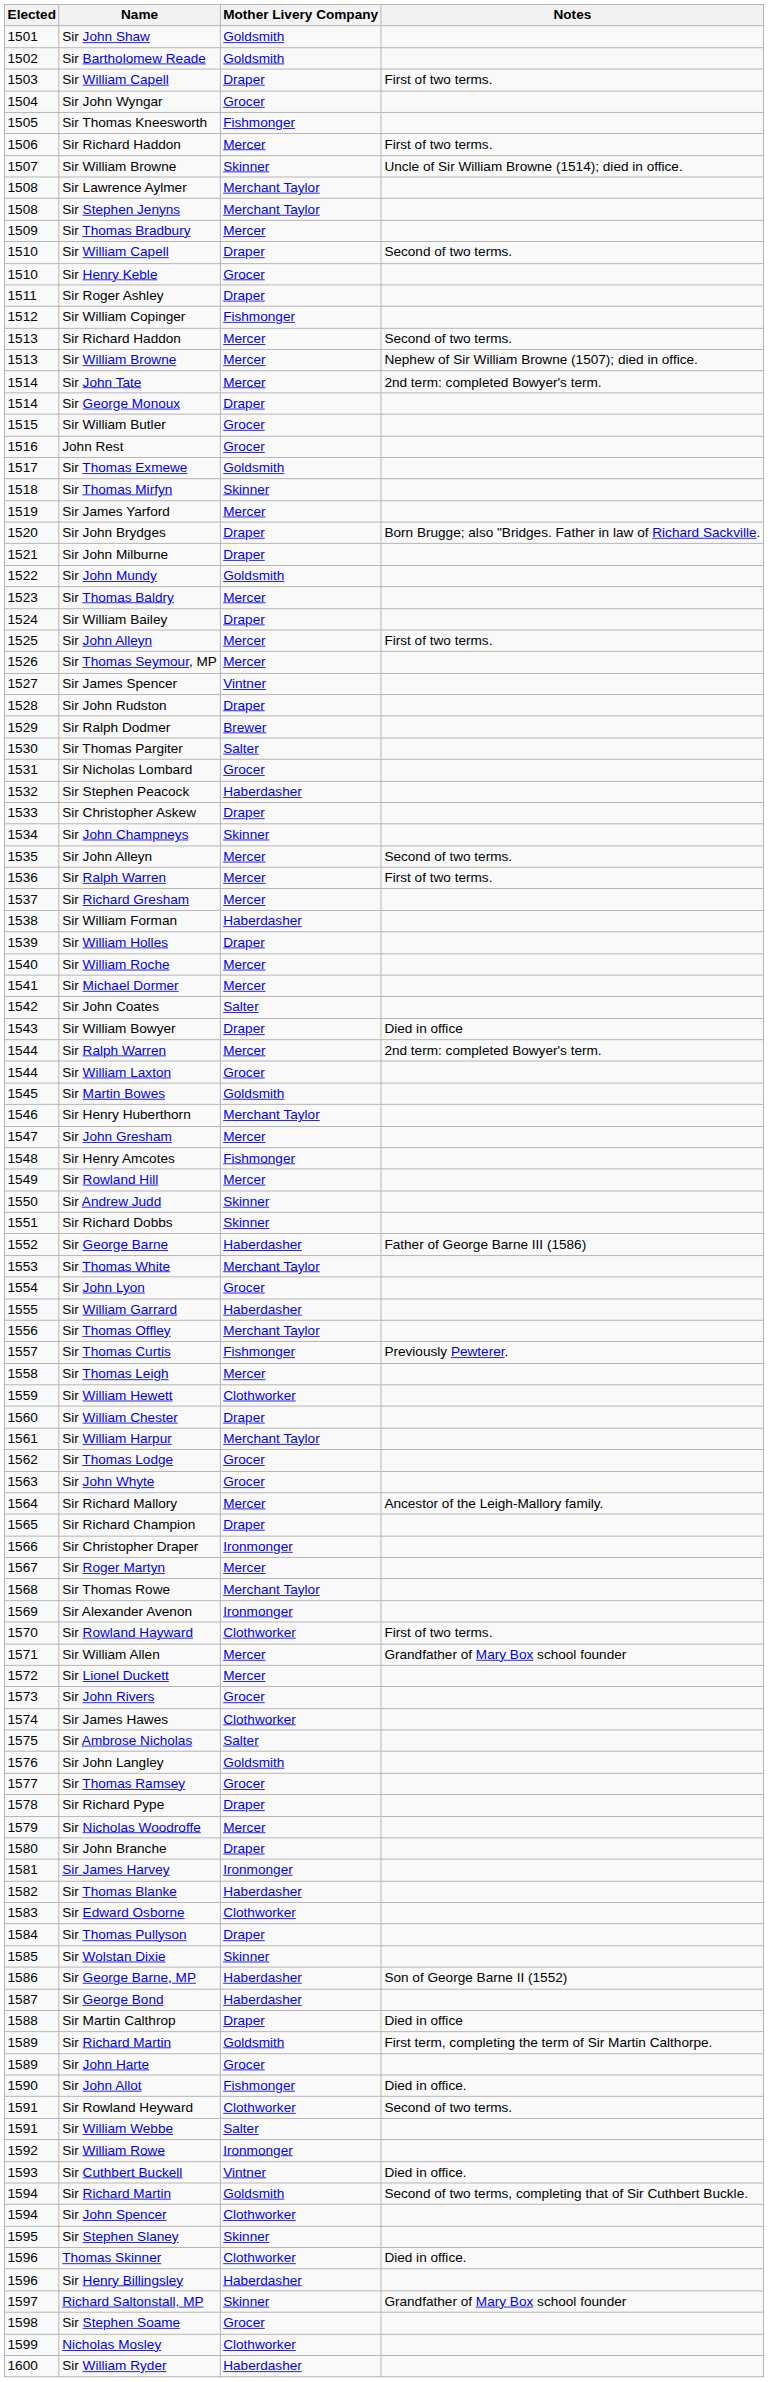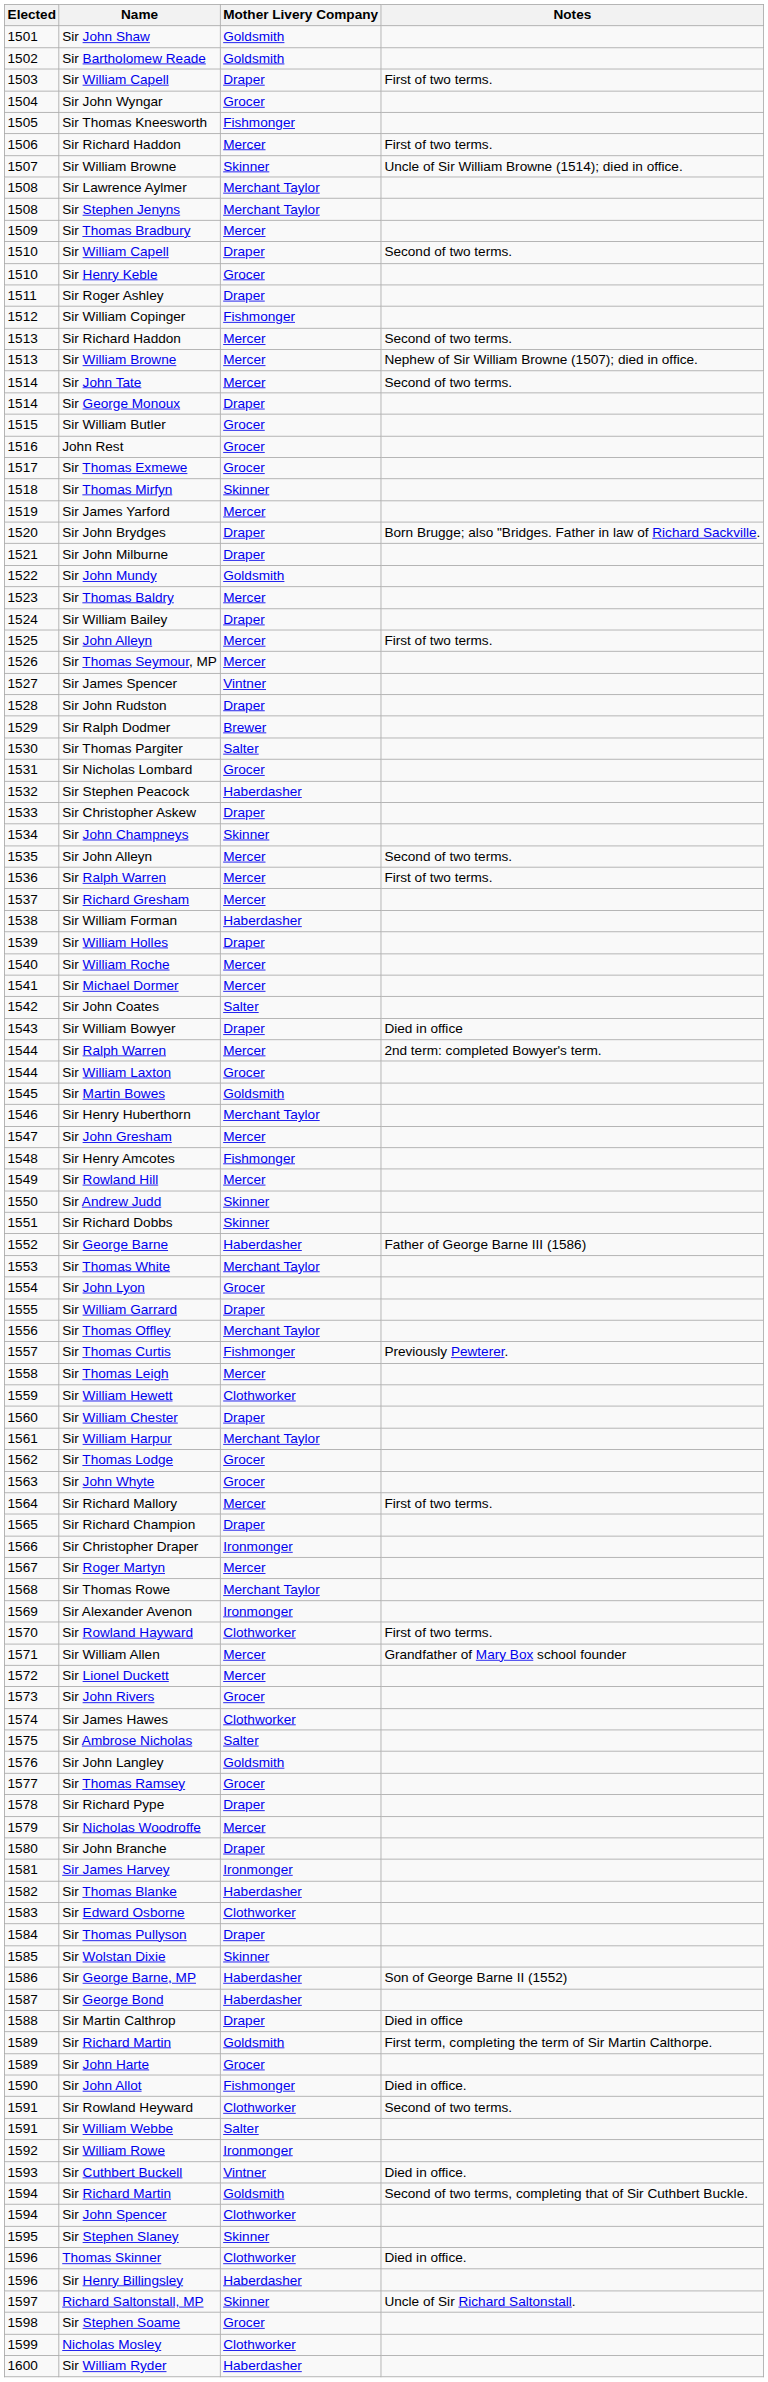(493, 381) 2nd term: completed Bowyer's term. -> (448, 381) Second of two terms.
(254, 468) Goldsmith -> (244, 468) Grocer
(262, 1309) Haberdasher -> (244, 1309) Draper
(494, 1503) Ancestor of the Leigh-Mallory family. -> (438, 1503) First of two terms.
(505, 2301) Grandfather of Mary Box school founder -> (480, 2301) Uncle of Sir Richard Saltonstall.
